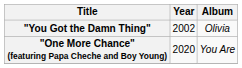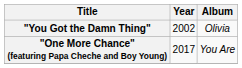(184, 50) 2020 -> (184, 50) 2017
